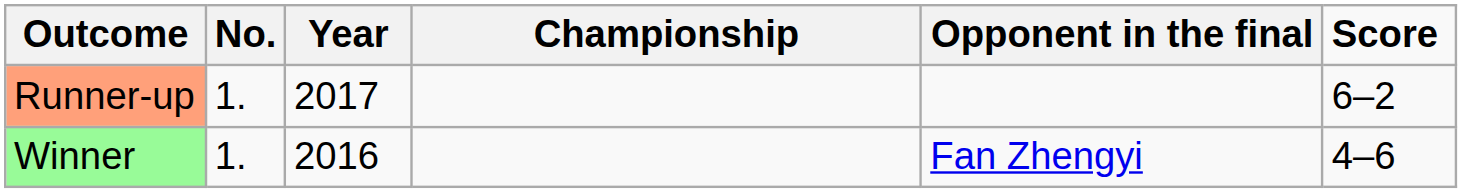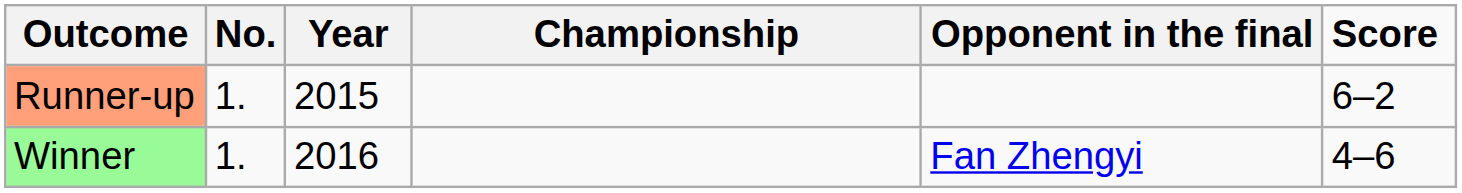(337, 95) 2017 -> (337, 95) 2015
